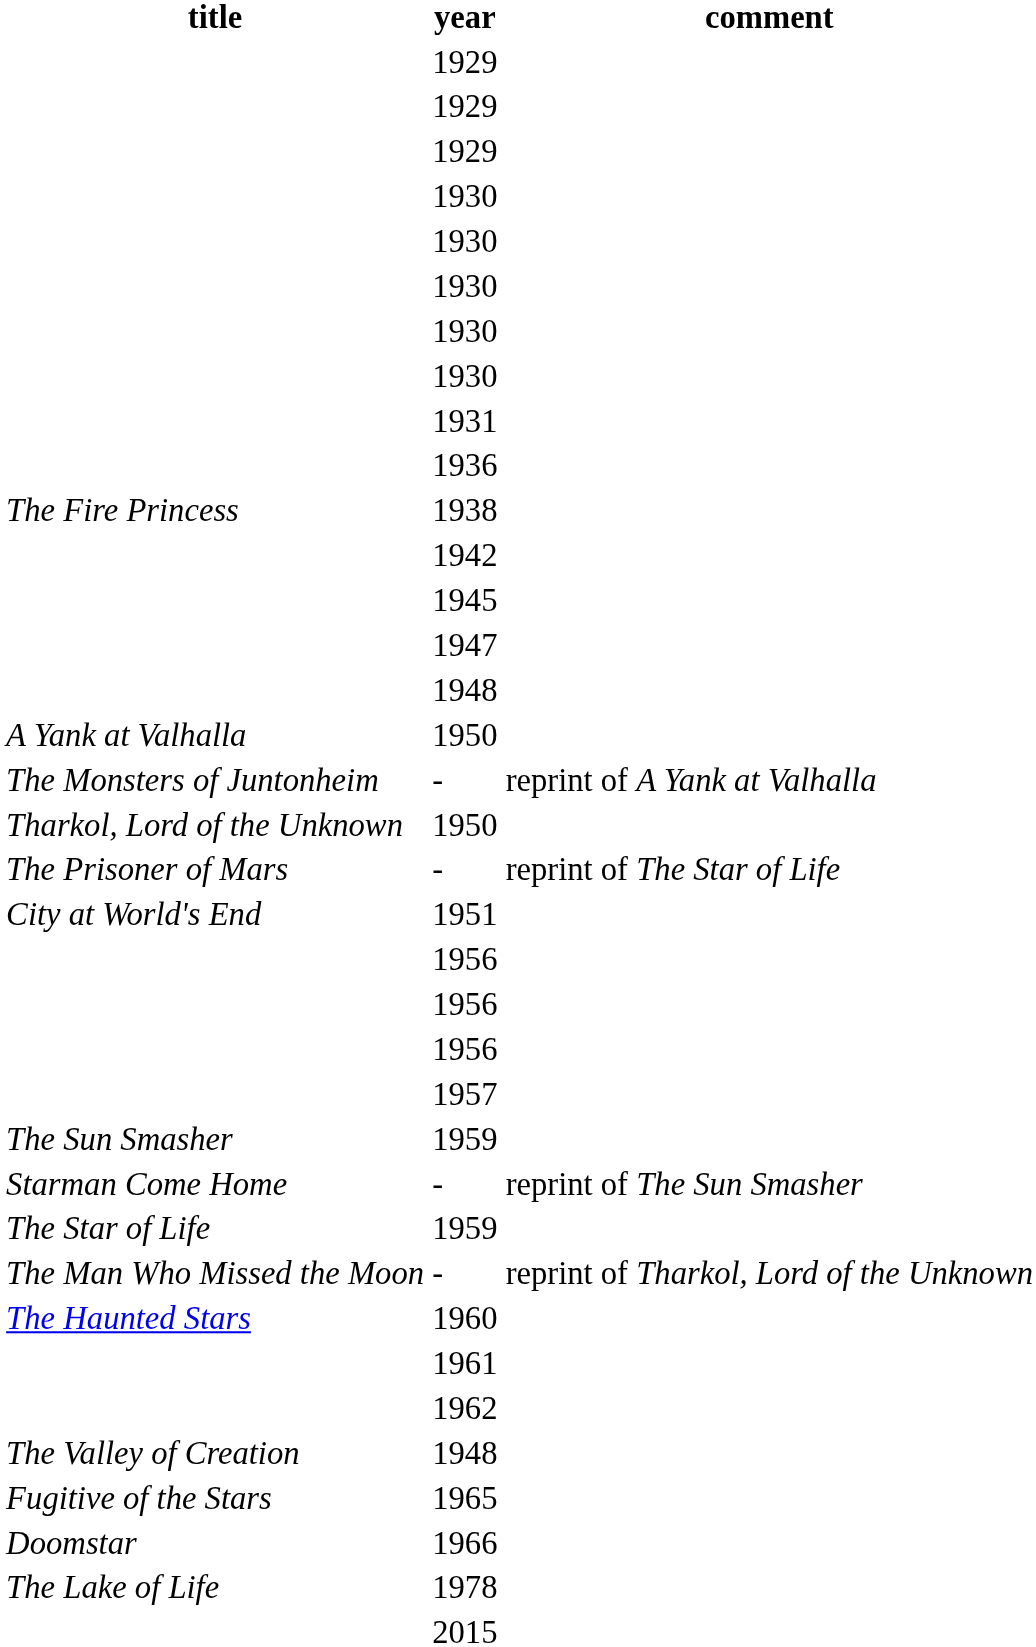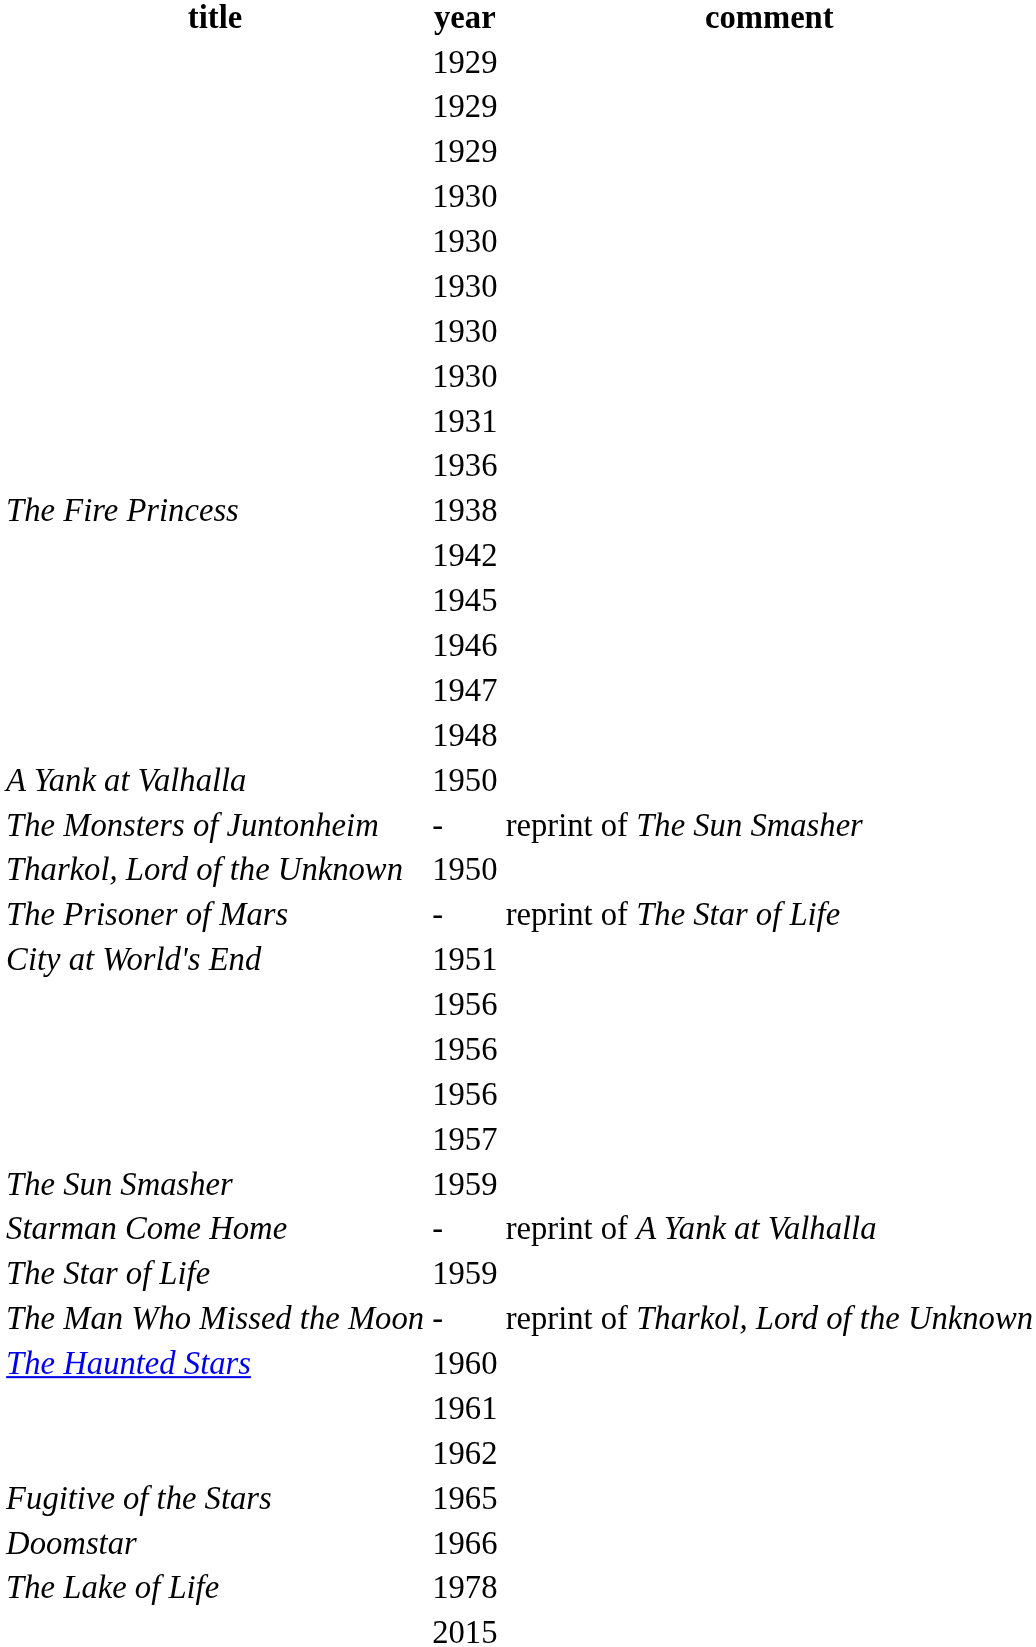+ row: (215, 646)
(691, 779) reprint of A Yank at Valhalla -> (684, 824) reprint of The Sun Smasher
(684, 1183) reprint of The Sun Smasher -> (691, 1228) reprint of A Yank at Valhalla
- row: (153, 1453)
